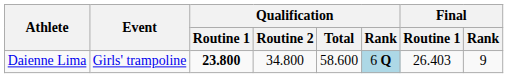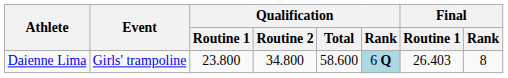(221, 61) bold -> (221, 61) normal
(483, 61) 9 -> (483, 61) 8
